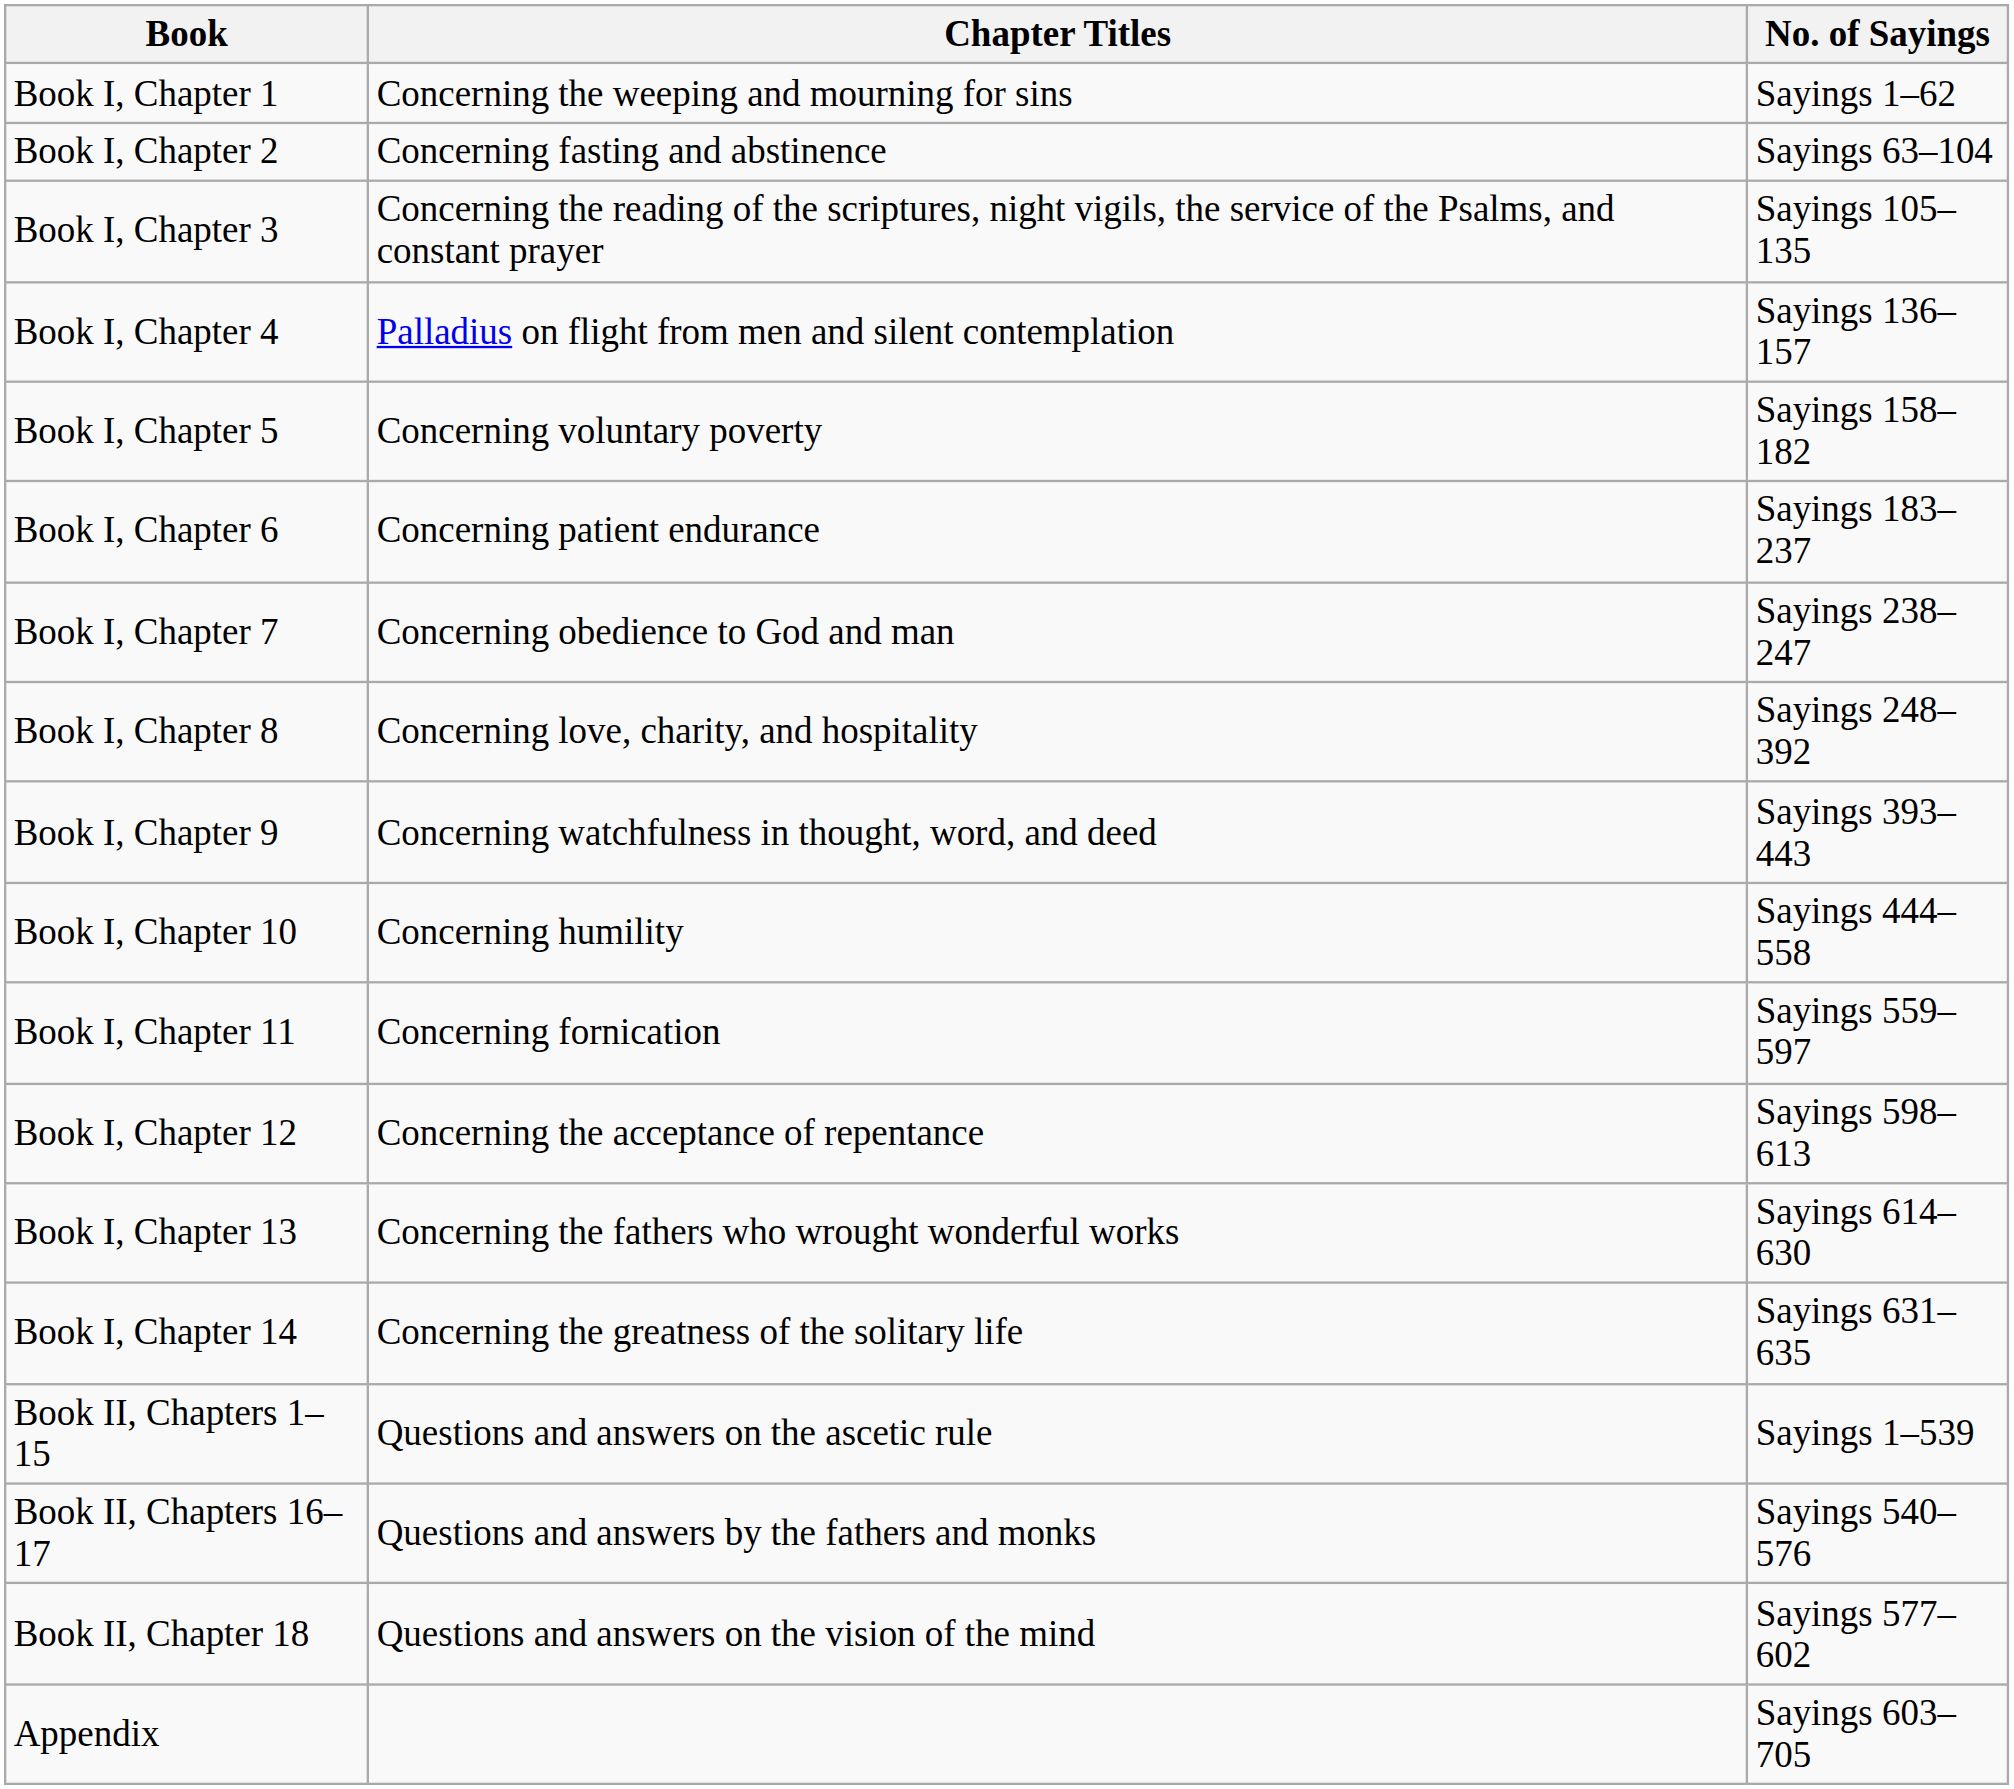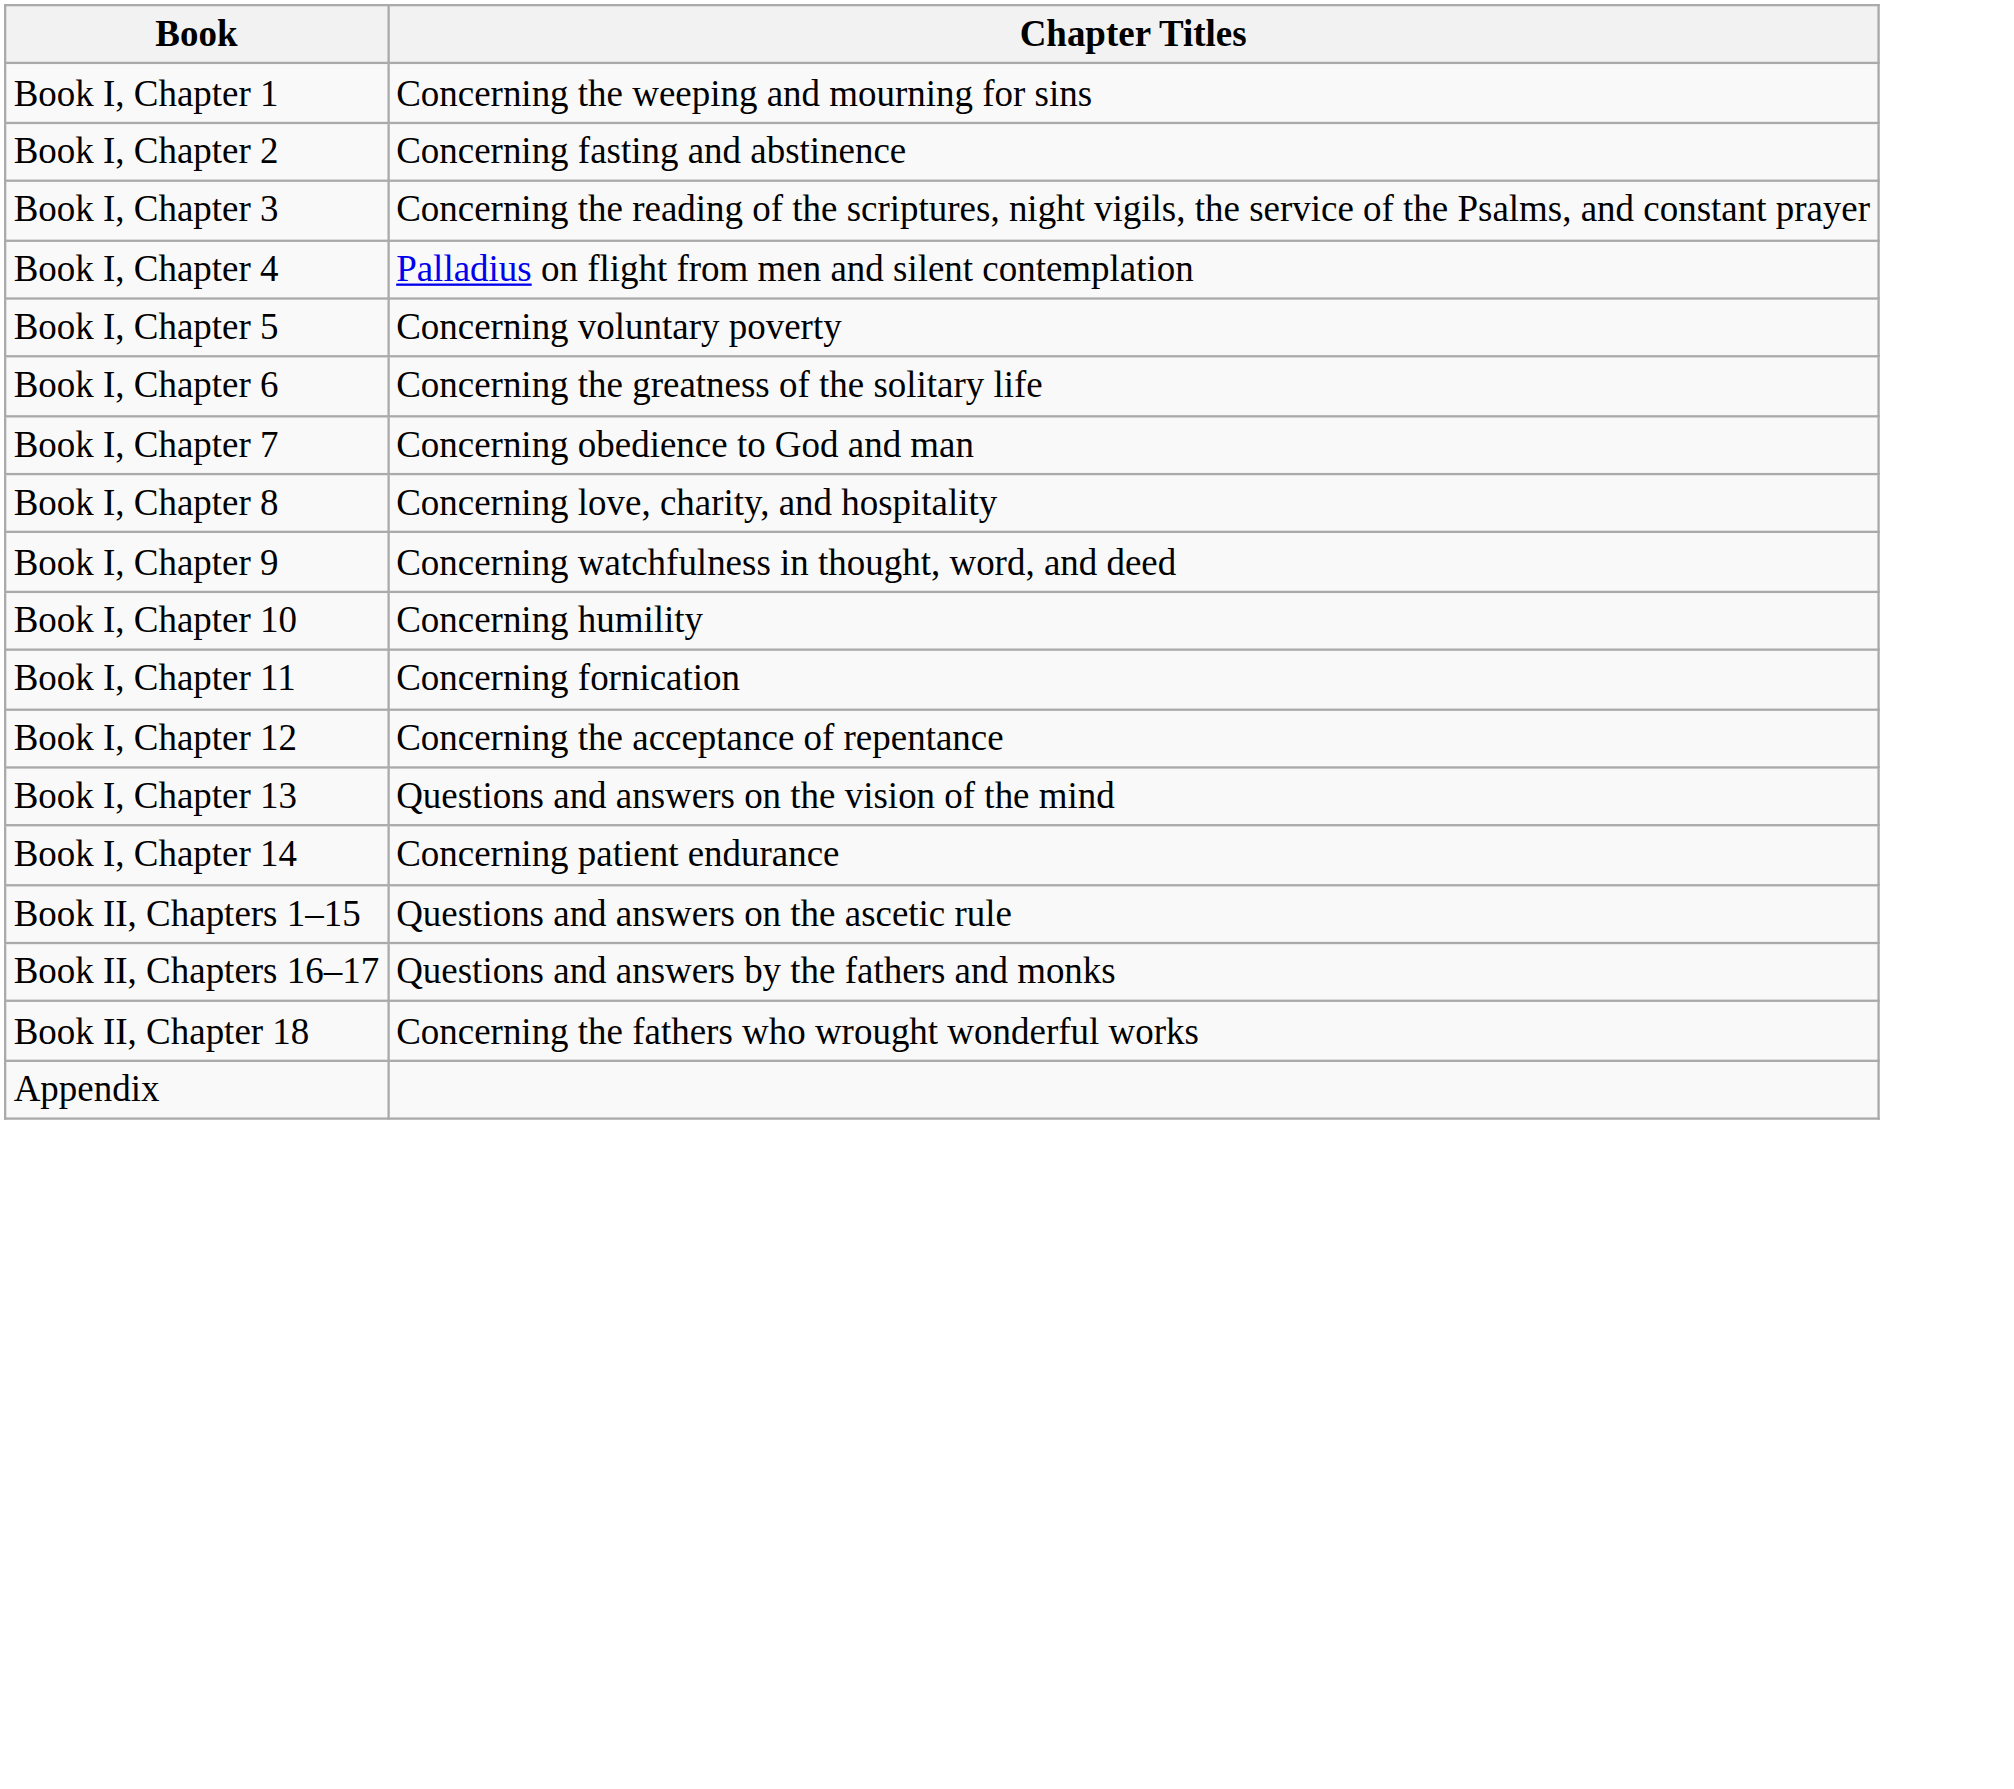- column: (1878, 33)
(598, 531) Concerning patient endurance -> (719, 385) Concerning the greatness of the solitary life
(778, 1232) Concerning the fathers who wrought wonderful works -> (755, 795) Questions and answers on the vision of the mind
(700, 1332) Concerning the greatness of the solitary life -> (618, 854) Concerning patient endurance
(736, 1633) Questions and answers on the vision of the mind -> (798, 1030) Concerning the fathers who wrought wonderful works
